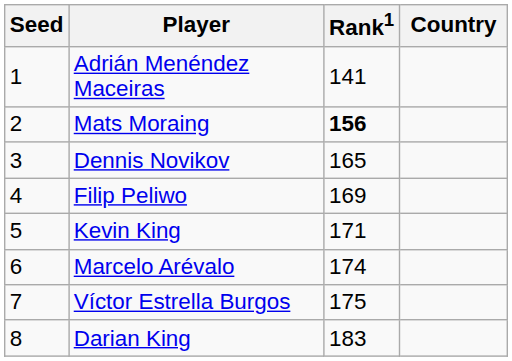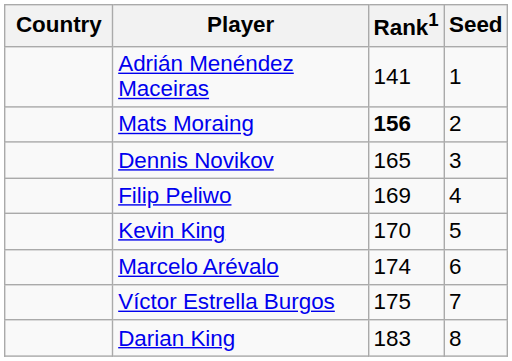columns swapped: (454, 25) <-> (37, 25)
(348, 231) 171 -> (392, 231) 170
